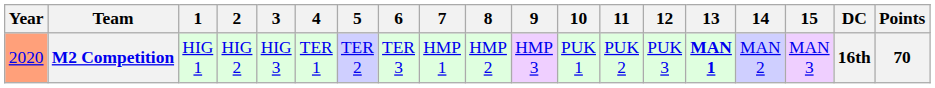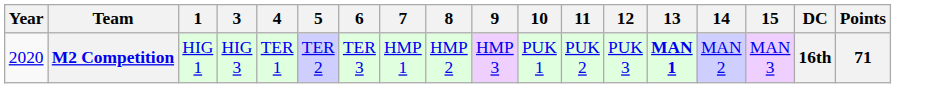- column: (237, 18)
(26, 57) lightsalmon background -> (26, 57) no background
(902, 57) 70 -> (863, 57) 71
